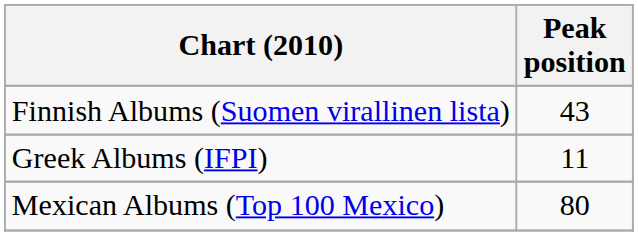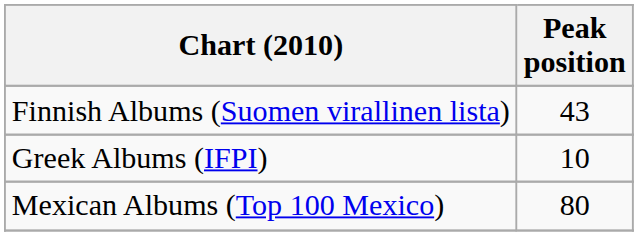(575, 157) 11 -> (575, 157) 10
